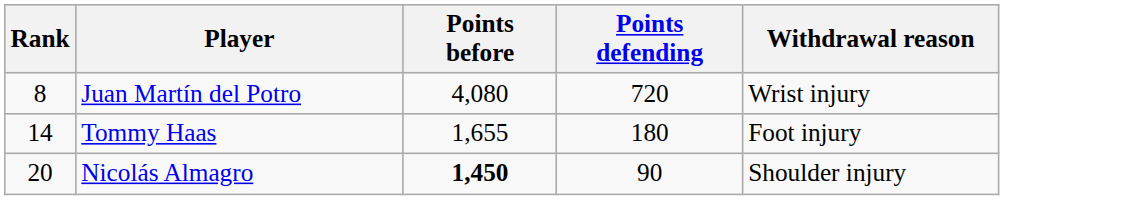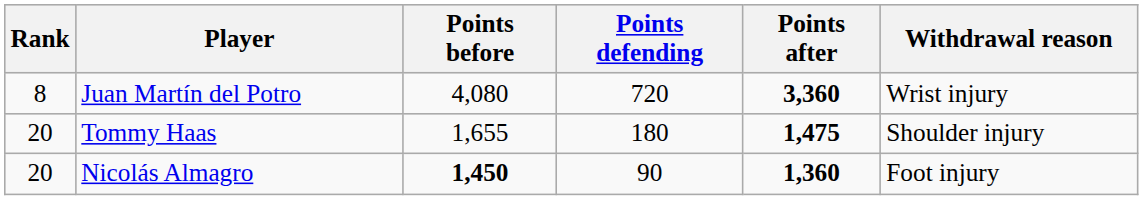+ column: (811, 38)
(40, 133) 14 -> (40, 133) 20
(805, 133) Foot injury -> (965, 133) Shoulder injury
(827, 173) Shoulder injury -> (943, 173) Foot injury
